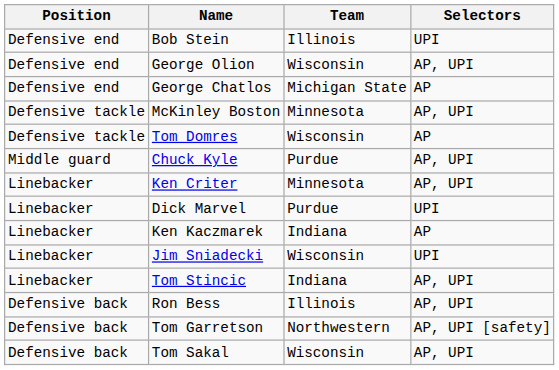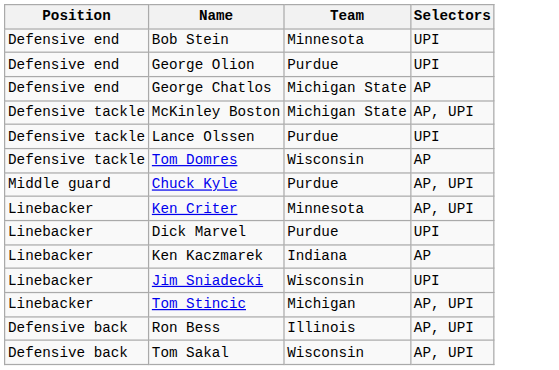(321, 40) Illinois -> (326, 40) Minnesota
(326, 64) Wisconsin -> (313, 64) Purdue
(444, 64) AP, UPI -> (427, 64) UPI
(326, 112) Minnesota -> (347, 112) Michigan State
+ row: (203, 136)
(317, 280) Indiana -> (321, 304) Michigan
- row: (207, 328)
